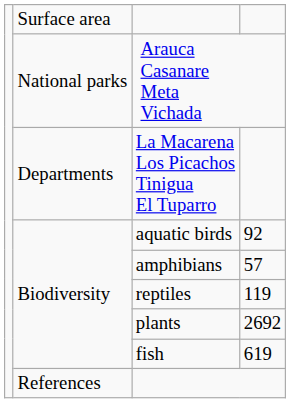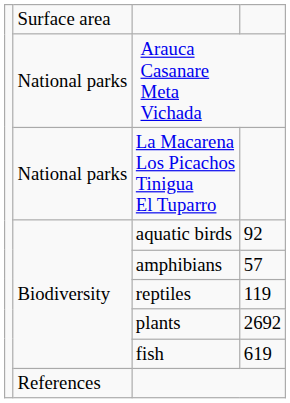(65, 173) Departments -> (72, 173) National parks
